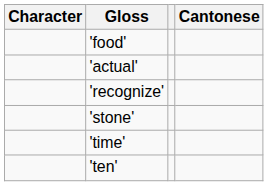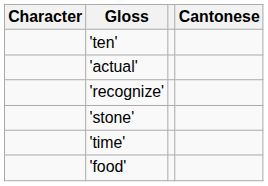rows swapped: (103, 167) <-> (108, 42)
